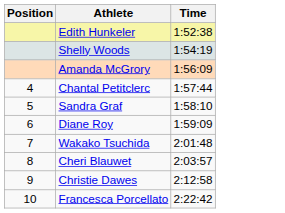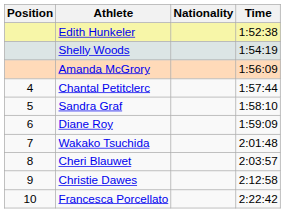+ column: (203, 13)
